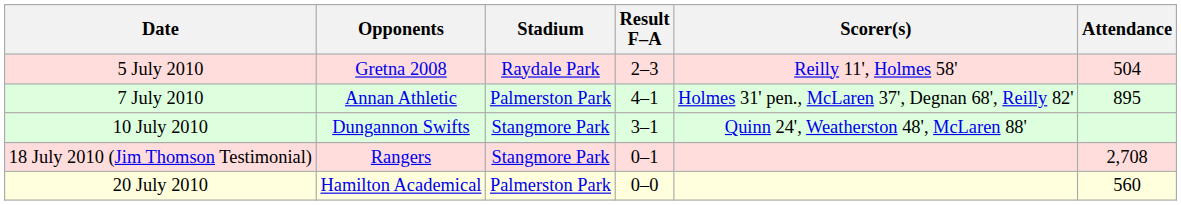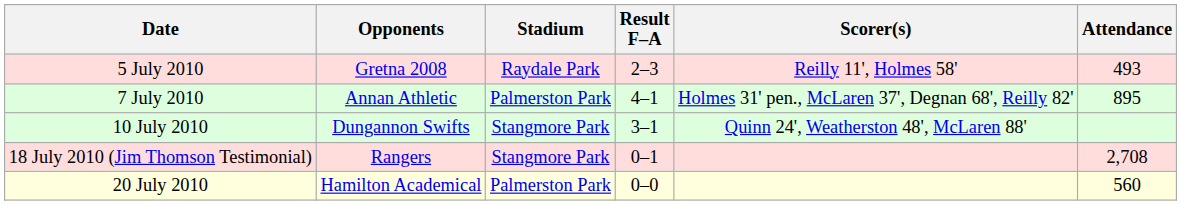(1127, 68) 504 -> (1127, 68) 493
